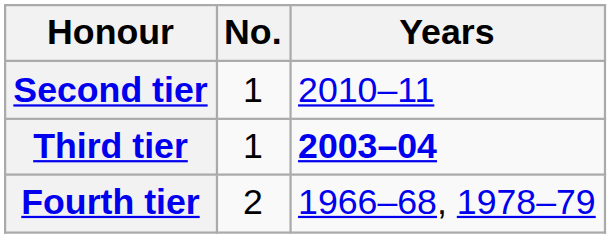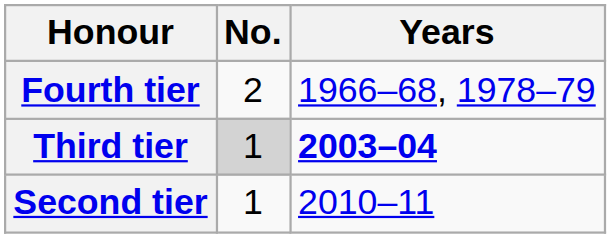rows swapped: (110, 89) <-> (110, 202)
(253, 145) no background -> (253, 145) lightgrey background
